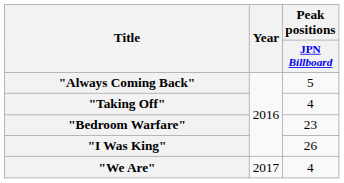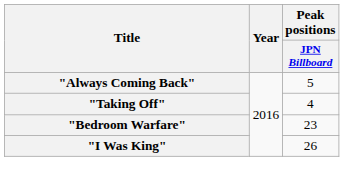- row: (127, 167)
